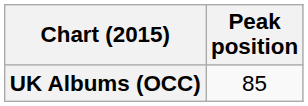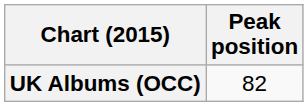(255, 82) 85 -> (255, 82) 82
